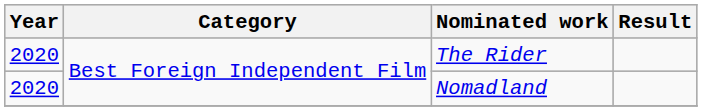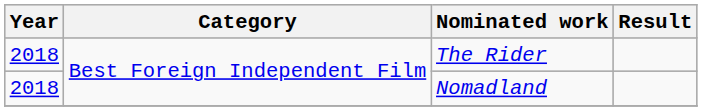(34, 55) 2020 -> (34, 55) 2018
(34, 88) 2020 -> (34, 88) 2018
